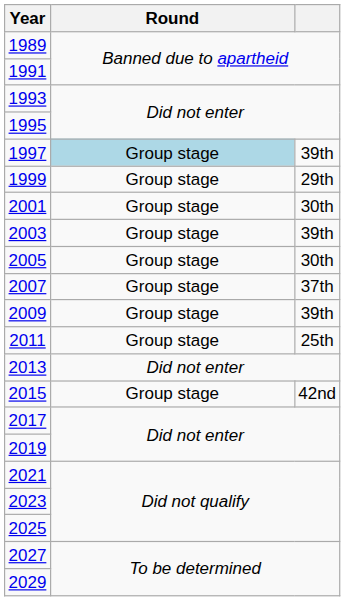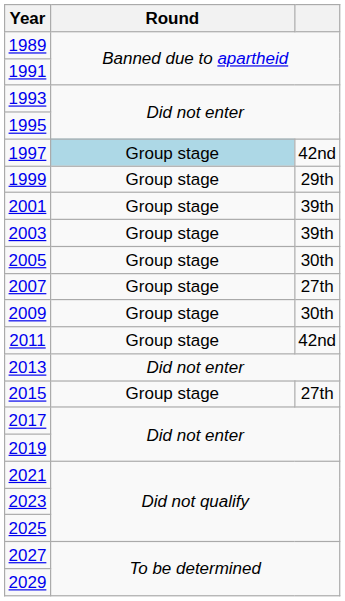(317, 153) 39th -> (317, 153) 42nd
(317, 206) 30th -> (317, 206) 39th
(317, 287) 37th -> (317, 287) 27th
(317, 314) 39th -> (317, 314) 30th
(317, 341) 25th -> (317, 341) 42nd
(317, 394) 42nd -> (317, 394) 27th
